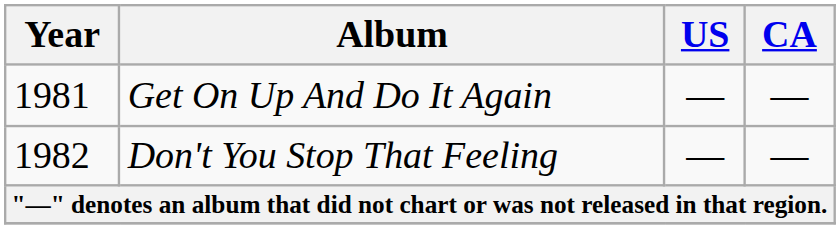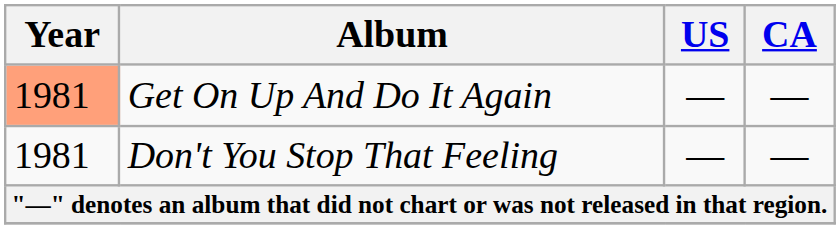(52, 94) no background -> (52, 94) lightsalmon background
(52, 154) 1982 -> (52, 154) 1981
